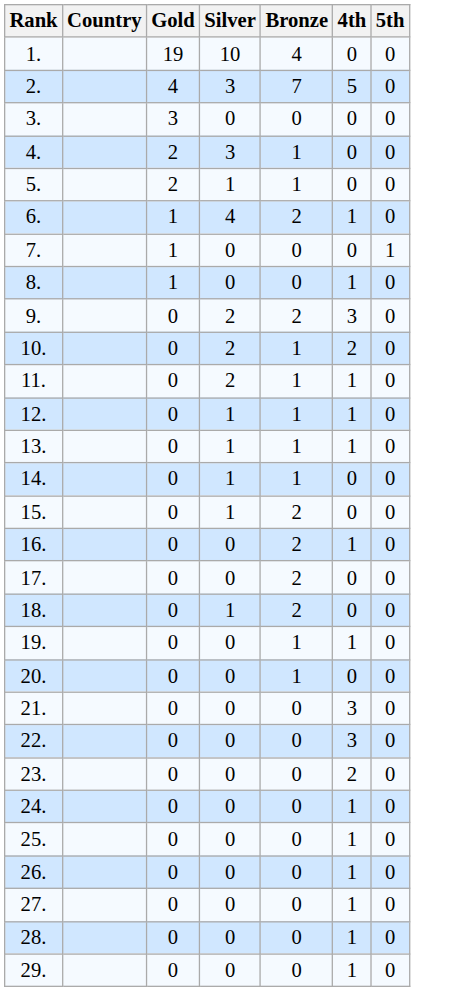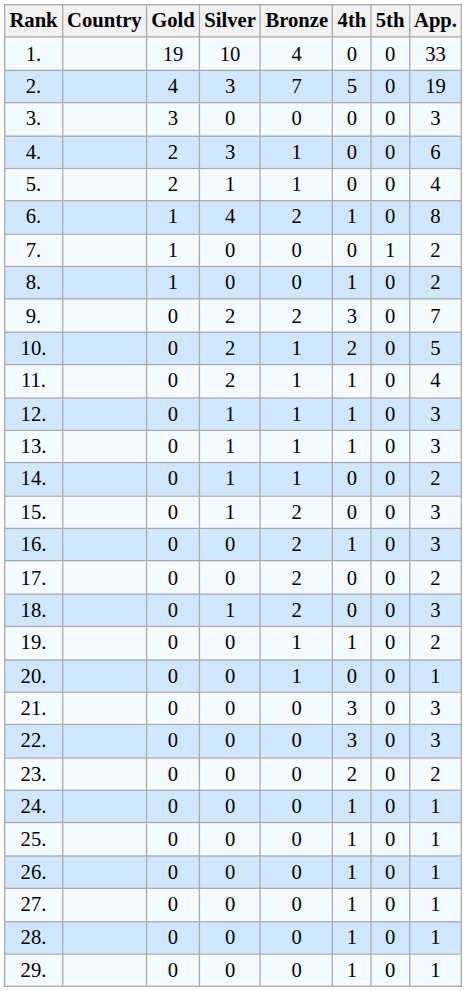+ column: (435, 20)
